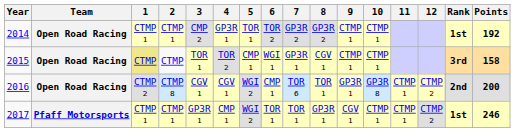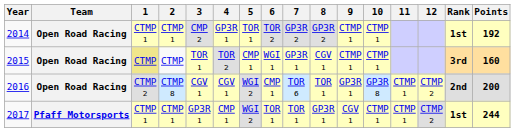(491, 60) 158 -> (491, 60) 160
(491, 114) 246 -> (491, 114) 244
